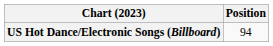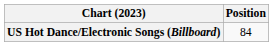(246, 32) 94 -> (246, 32) 84
